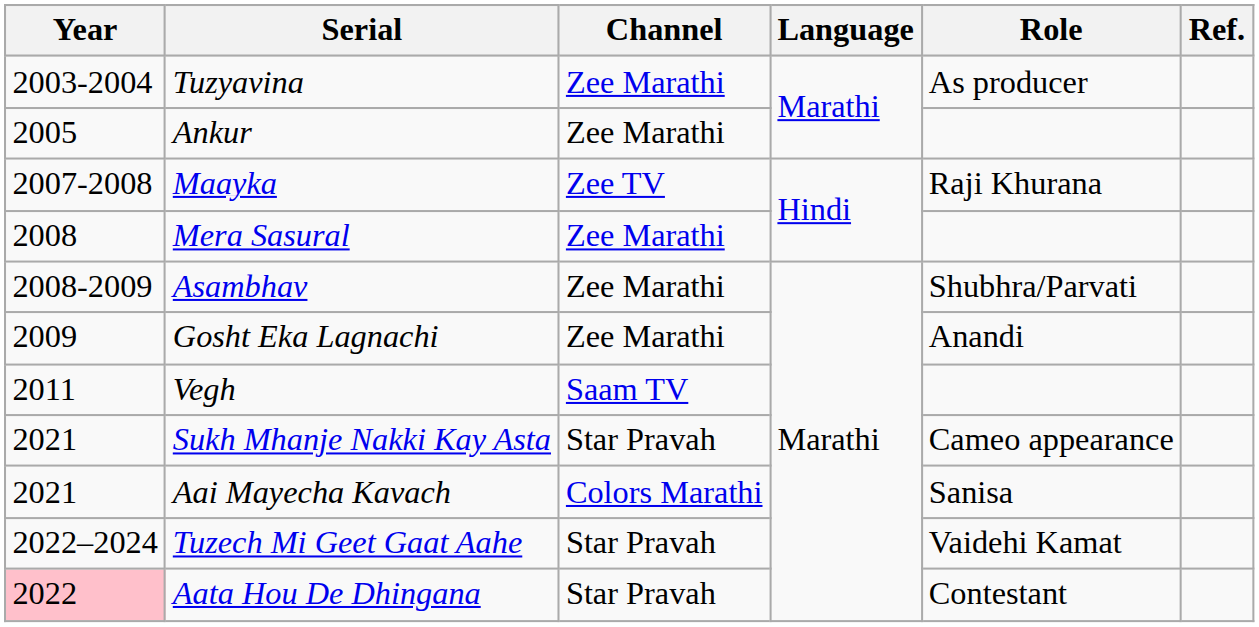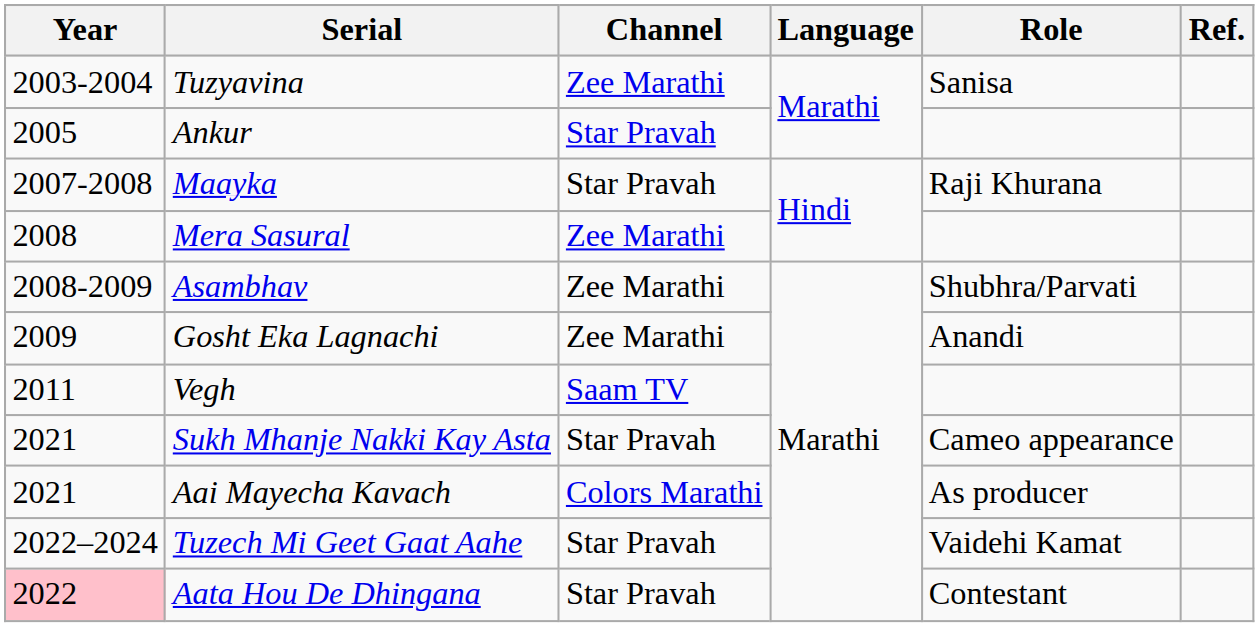(1008, 81) As producer -> (971, 81) Sanisa
(645, 132) Zee Marathi -> (641, 132) Star Pravah
(615, 183) Zee TV -> (641, 183) Star Pravah
(971, 491) Sanisa -> (1008, 491) As producer
